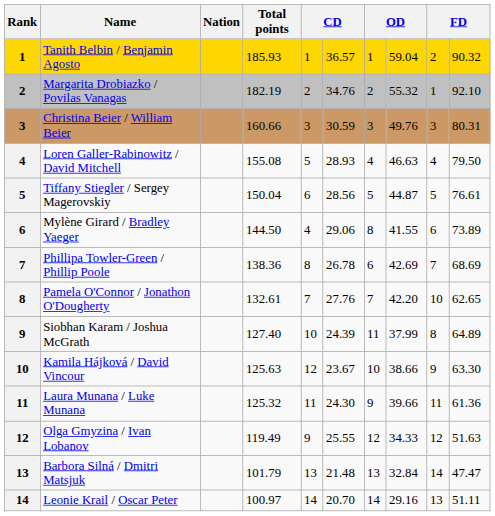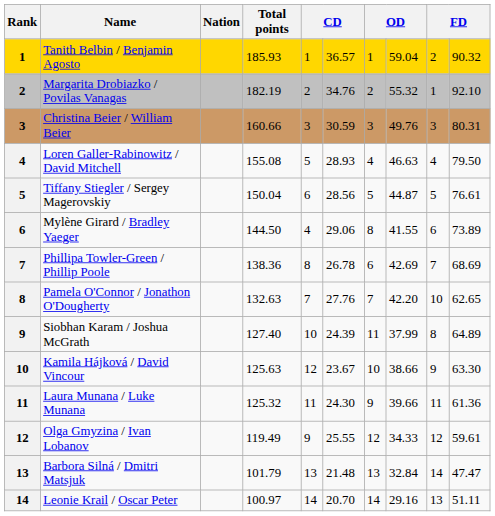(263, 299) 132.61 -> (263, 299) 132.63
(466, 438) 51.63 -> (466, 438) 59.61
